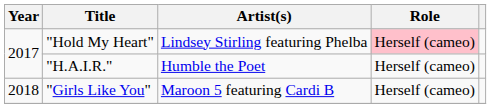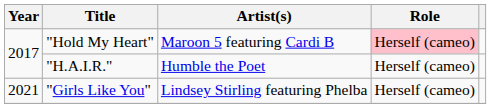(264, 41) Lindsey Stirling featuring Phelba -> (248, 41) Maroon 5 featuring Cardi B
(24, 90) 2018 -> (24, 90) 2021
(248, 90) Maroon 5 featuring Cardi B -> (264, 90) Lindsey Stirling featuring Phelba
